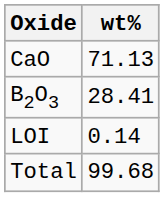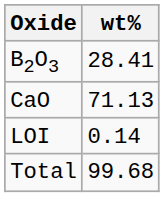rows swapped: (30, 59) <-> (35, 98)
